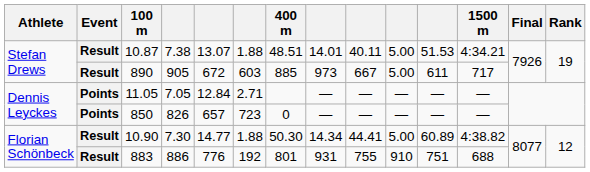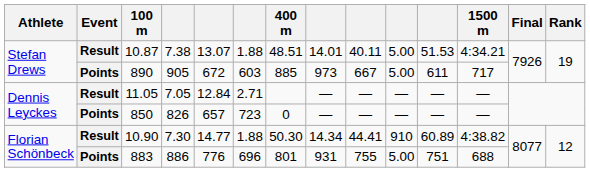(99, 73) Result -> (99, 73) Points
(99, 94) Points -> (99, 94) Result
(401, 136) 5.00 -> (401, 136) 910
(99, 157) Result -> (99, 157) Points
(250, 157) 192 -> (250, 157) 696
(401, 157) 910 -> (401, 157) 5.00
